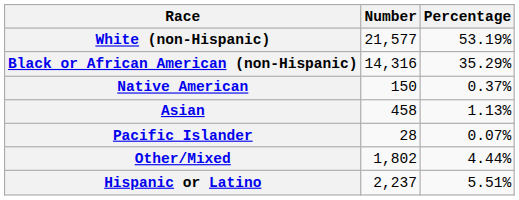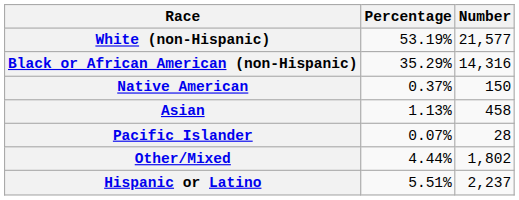columns swapped: (391, 16) <-> (468, 16)
